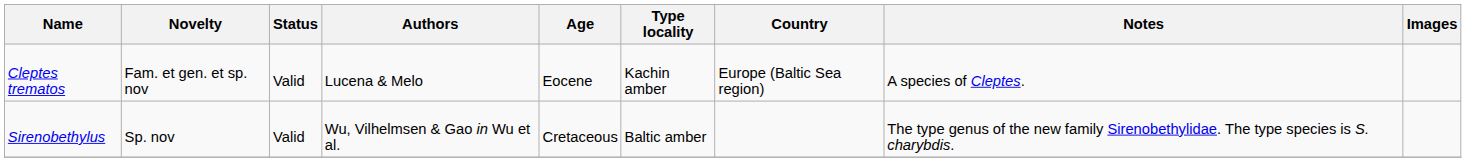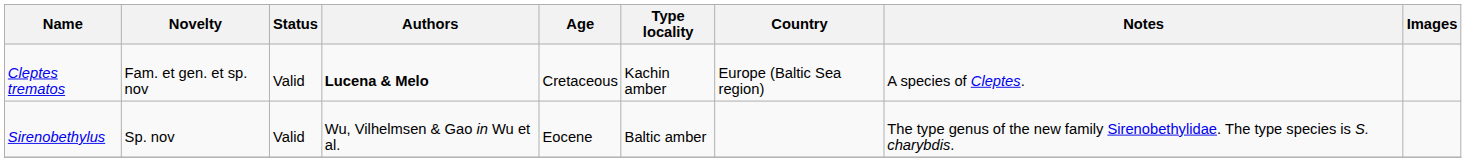(374, 80) normal -> (377, 80) bold
(567, 80) Eocene -> (580, 80) Cretaceous
(580, 137) Cretaceous -> (567, 137) Eocene
